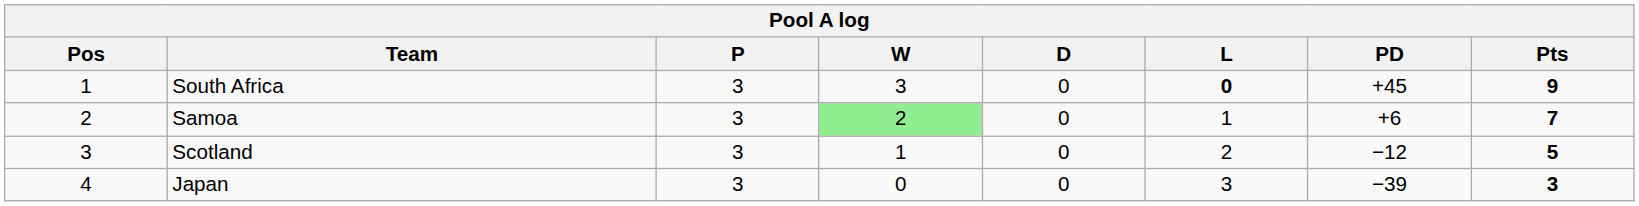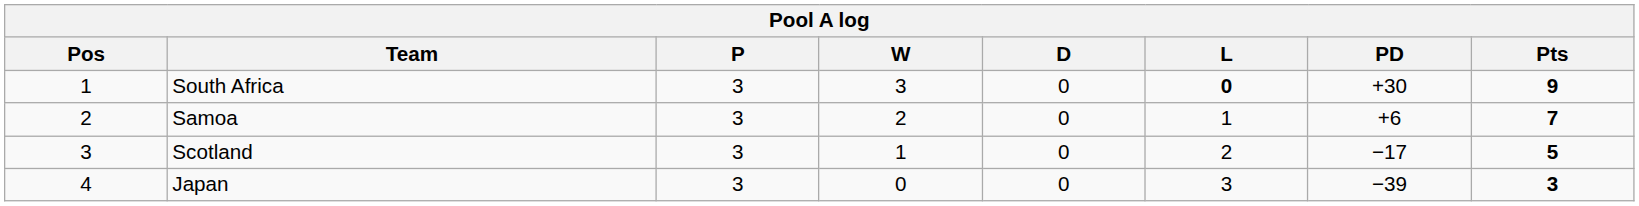(1389, 86) +45 -> (1389, 86) +30
(901, 119) lightgreen background -> (901, 119) no background
(1389, 151) −12 -> (1389, 151) −17
